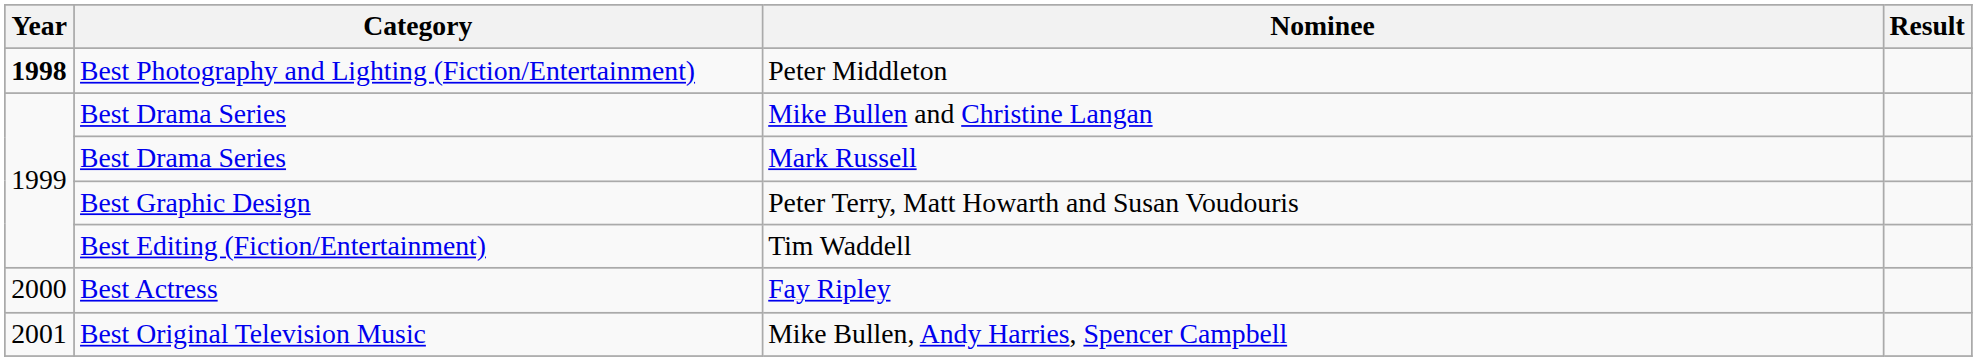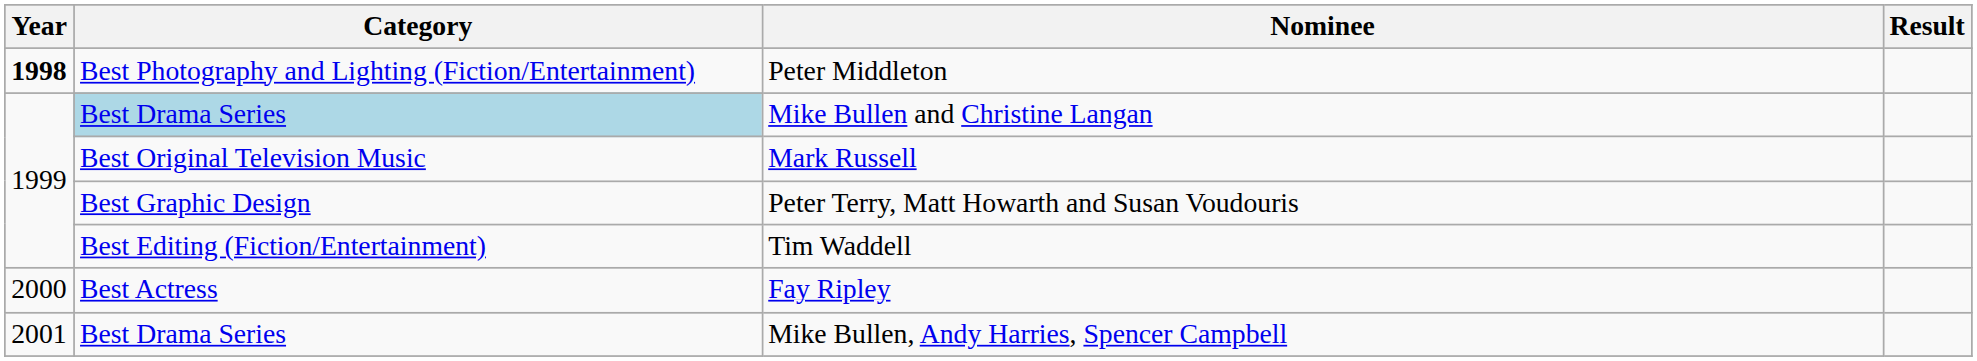(183, 114) no background -> (183, 114) lightblue background
(183, 158) Best Drama Series -> (253, 158) Best Original Television Music
(253, 333) Best Original Television Music -> (183, 333) Best Drama Series
